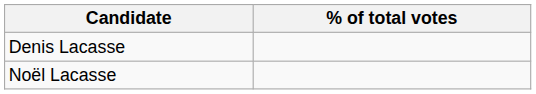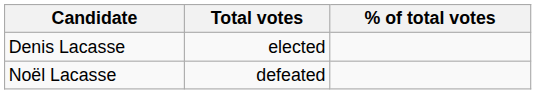+ column: (257, 18)
